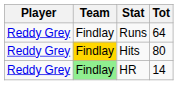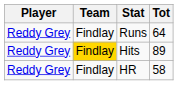(159, 51) 80 -> (159, 51) 89
(95, 70) lightgreen background -> (95, 70) no background
(159, 70) 14 -> (159, 70) 58
